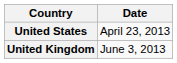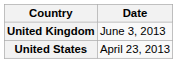rows swapped: (51, 31) <-> (51, 49)
